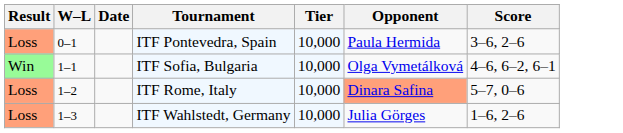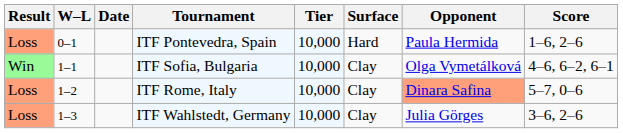+ column: (373, 16)
(497, 41) 3–6, 2–6 -> (555, 41) 1–6, 2–6
(497, 115) 1–6, 2–6 -> (555, 115) 3–6, 2–6
